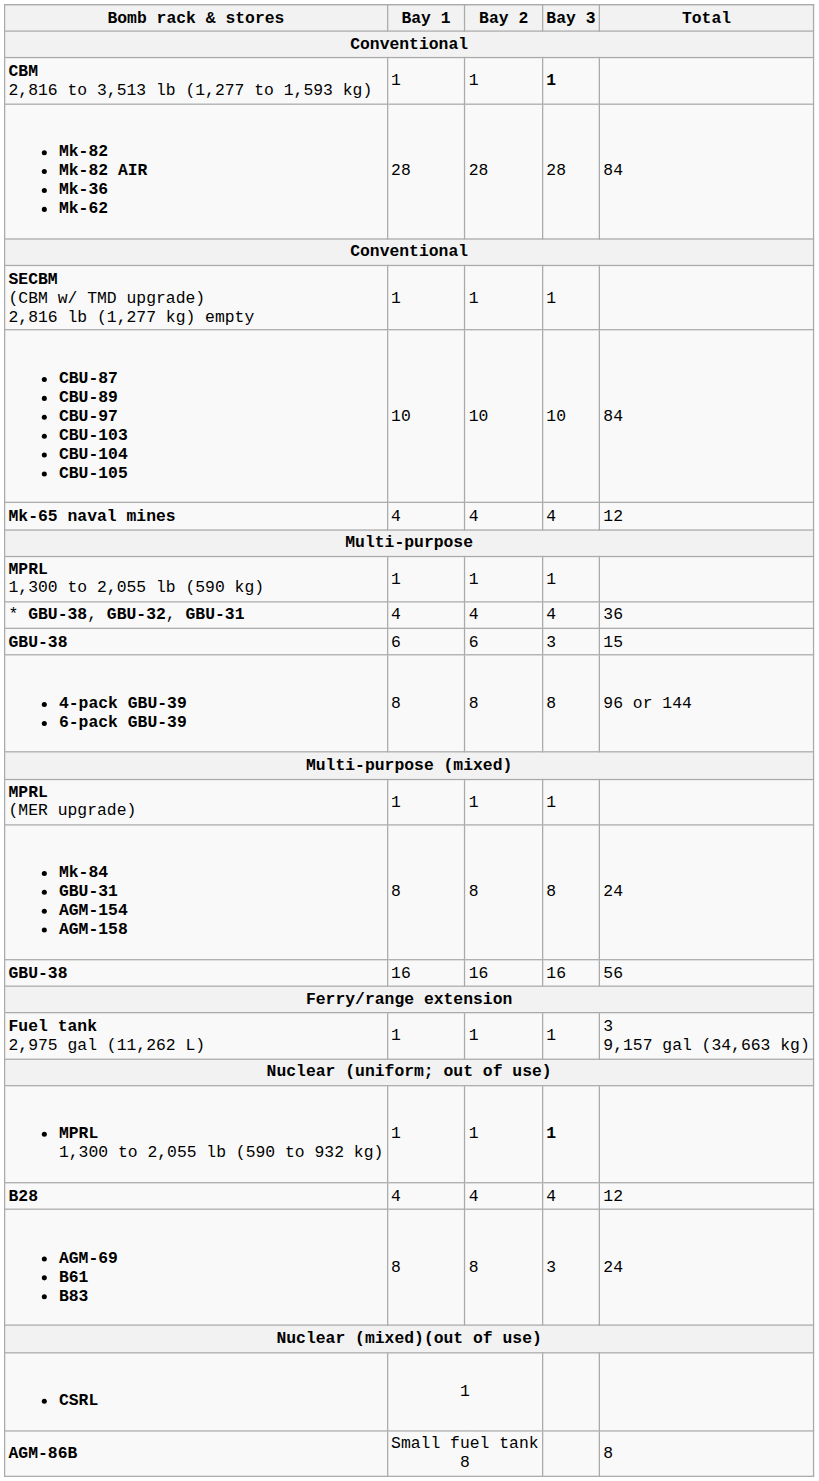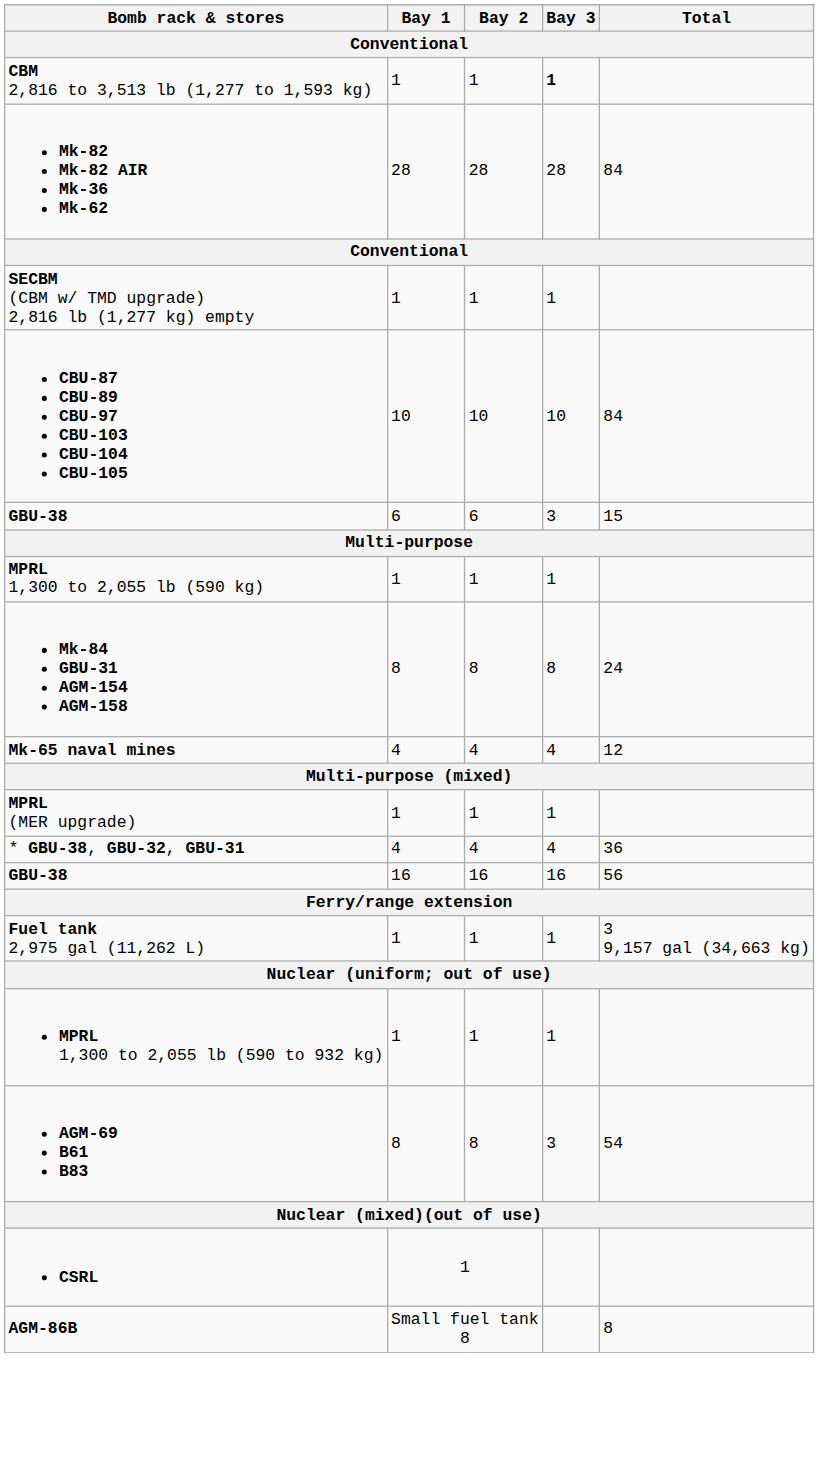rows swapped: (38, 642) <-> (92, 516)
rows swapped: (196, 902) <-> (127, 615)
- row: (196, 713)
(551, 1134) bold -> (551, 1037) normal
- row: (23, 1196)
(613, 1267) 24 -> (613, 1143) 54
